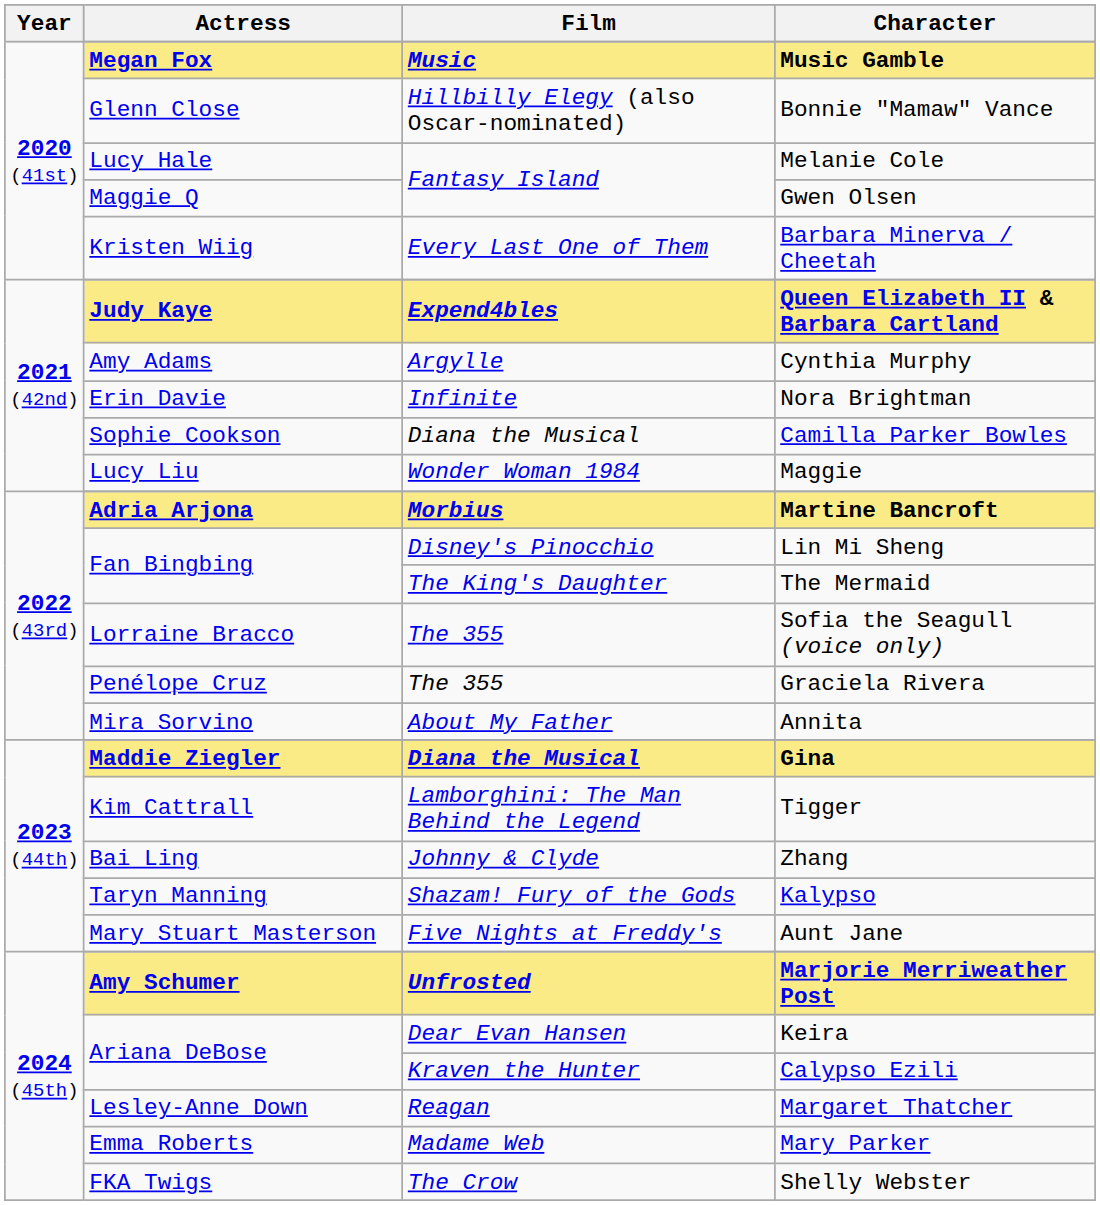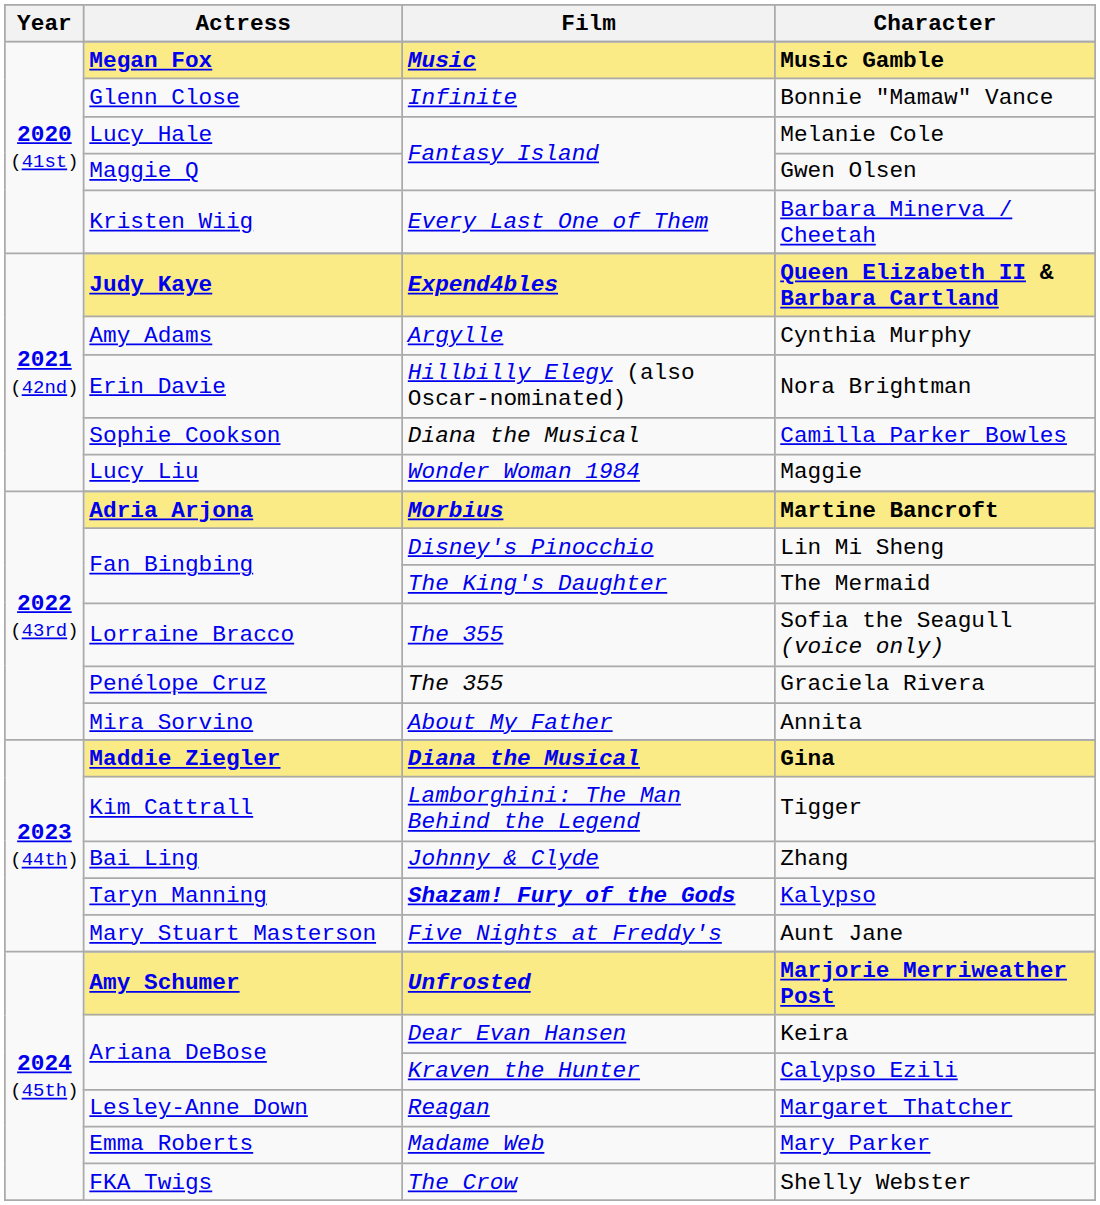(551, 111) Hillbilly Elegy (also Oscar-nominated) -> (462, 98) Infinite
(462, 399) Infinite -> (551, 386) Hillbilly Elegy (also Oscar-nominated)
(572, 896) normal -> (572, 896) bold
